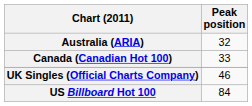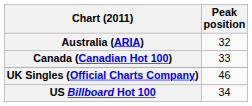(224, 93) 84 -> (224, 93) 34
